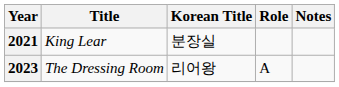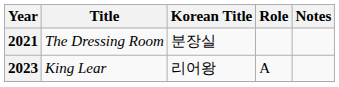(76, 41) King Lear -> (104, 41) The Dressing Room
(104, 68) The Dressing Room -> (76, 68) King Lear
